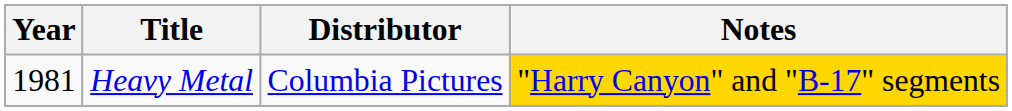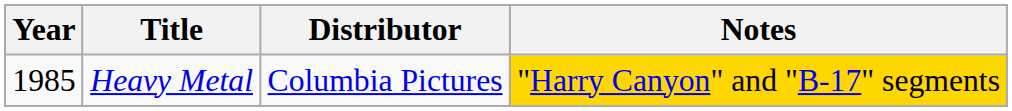(44, 79) 1981 -> (44, 79) 1985
